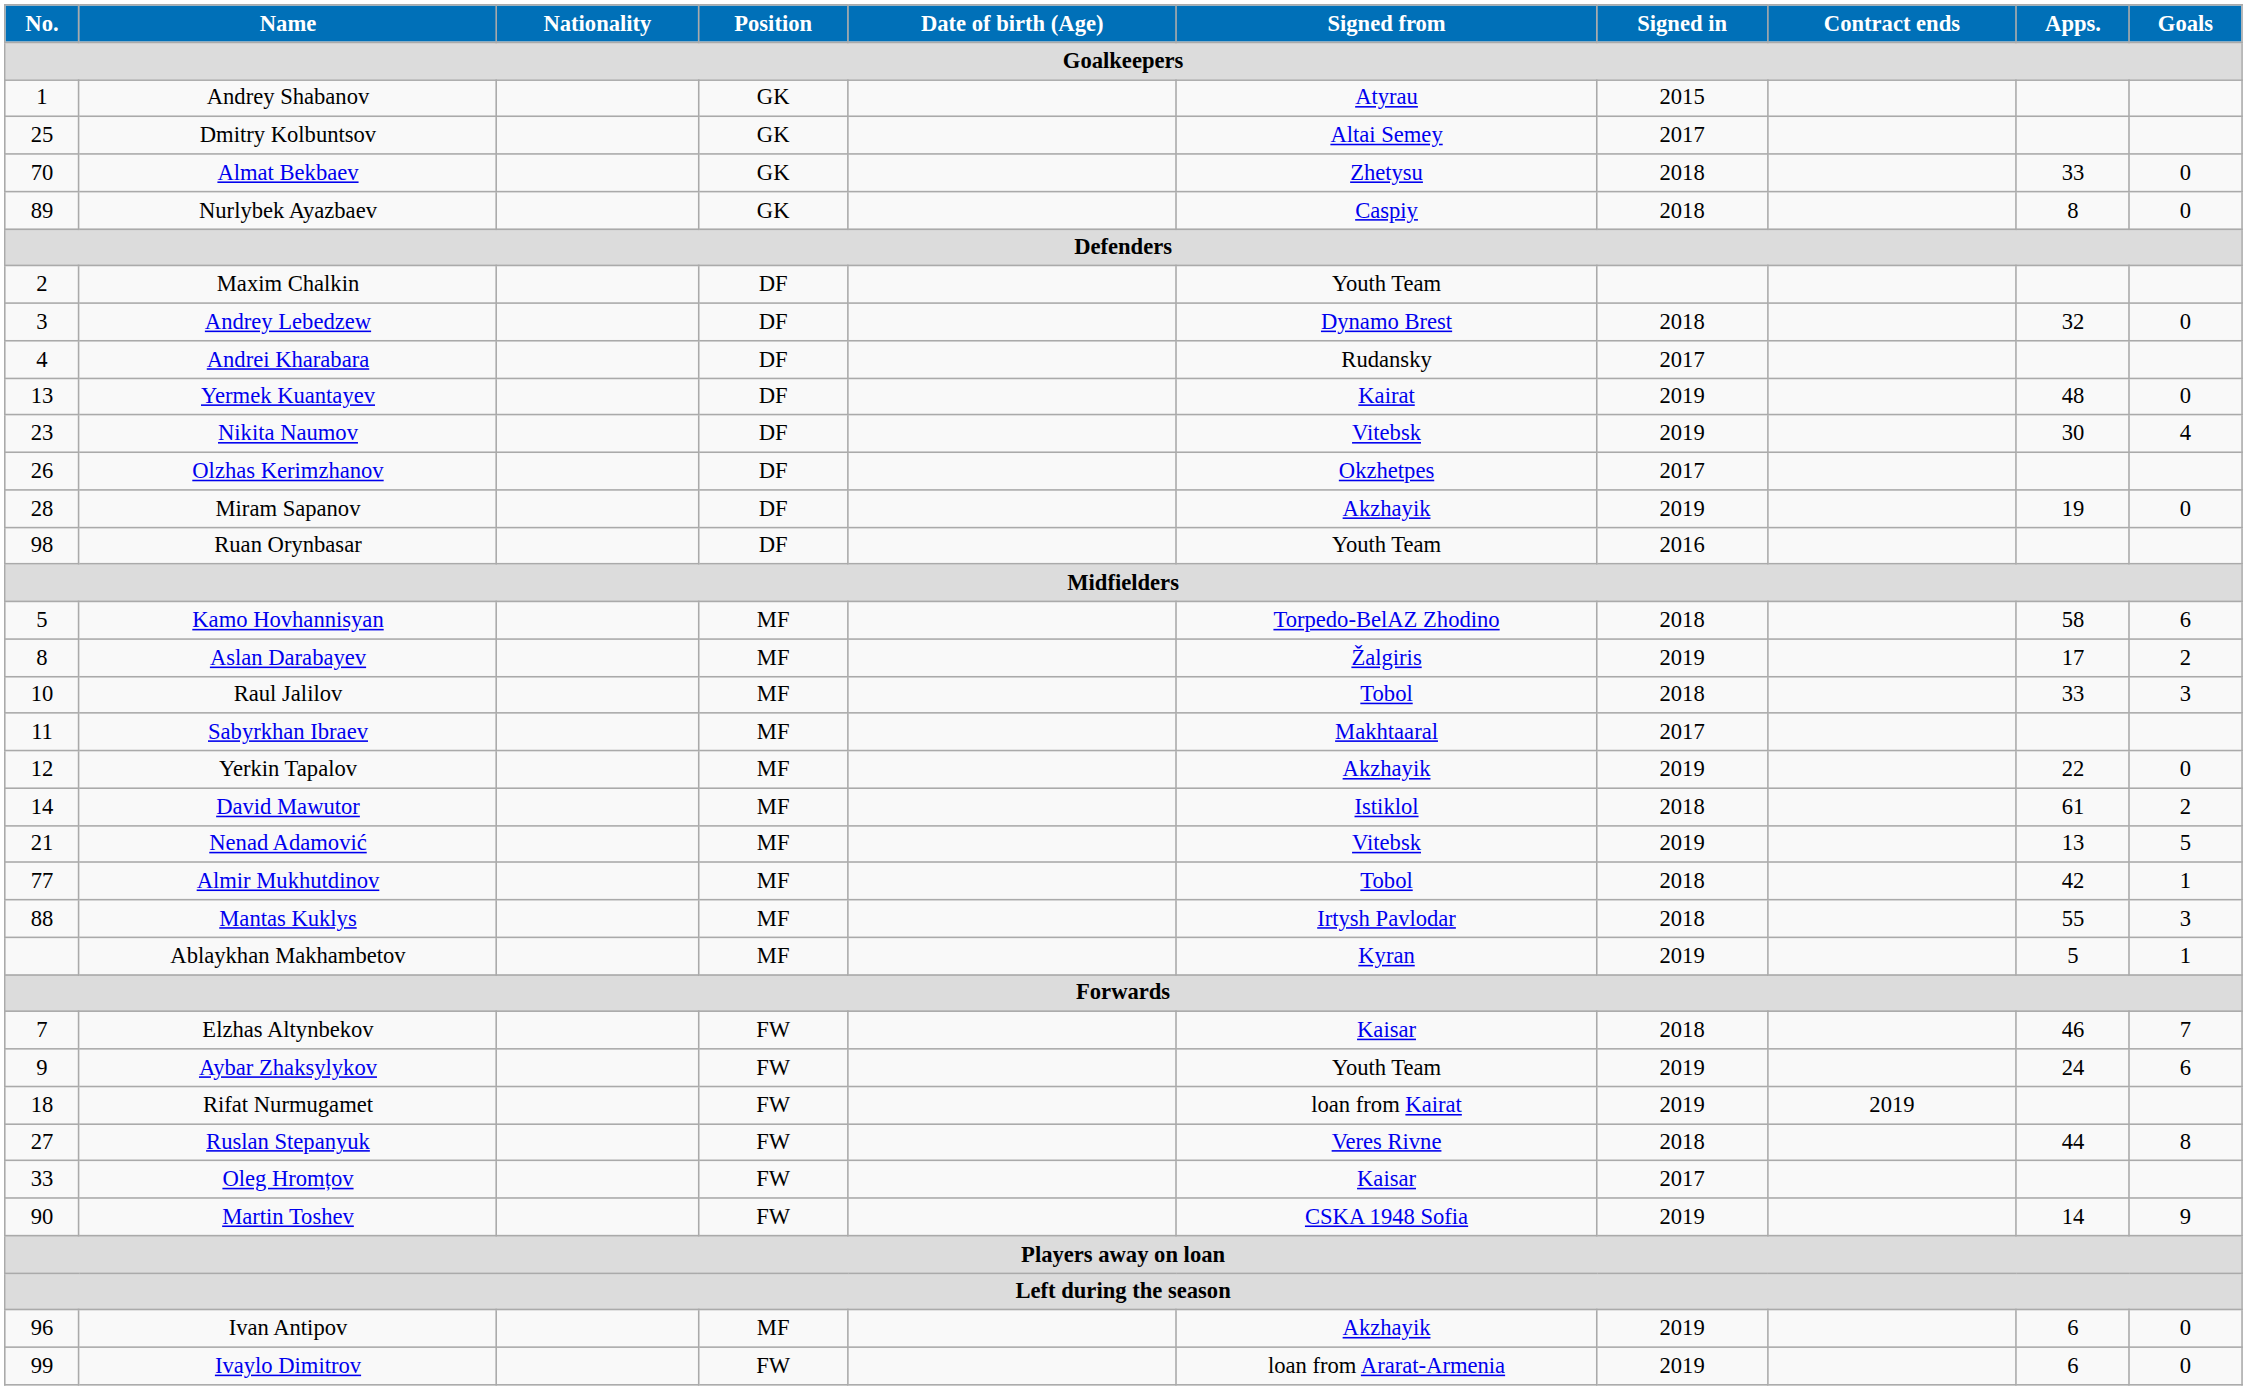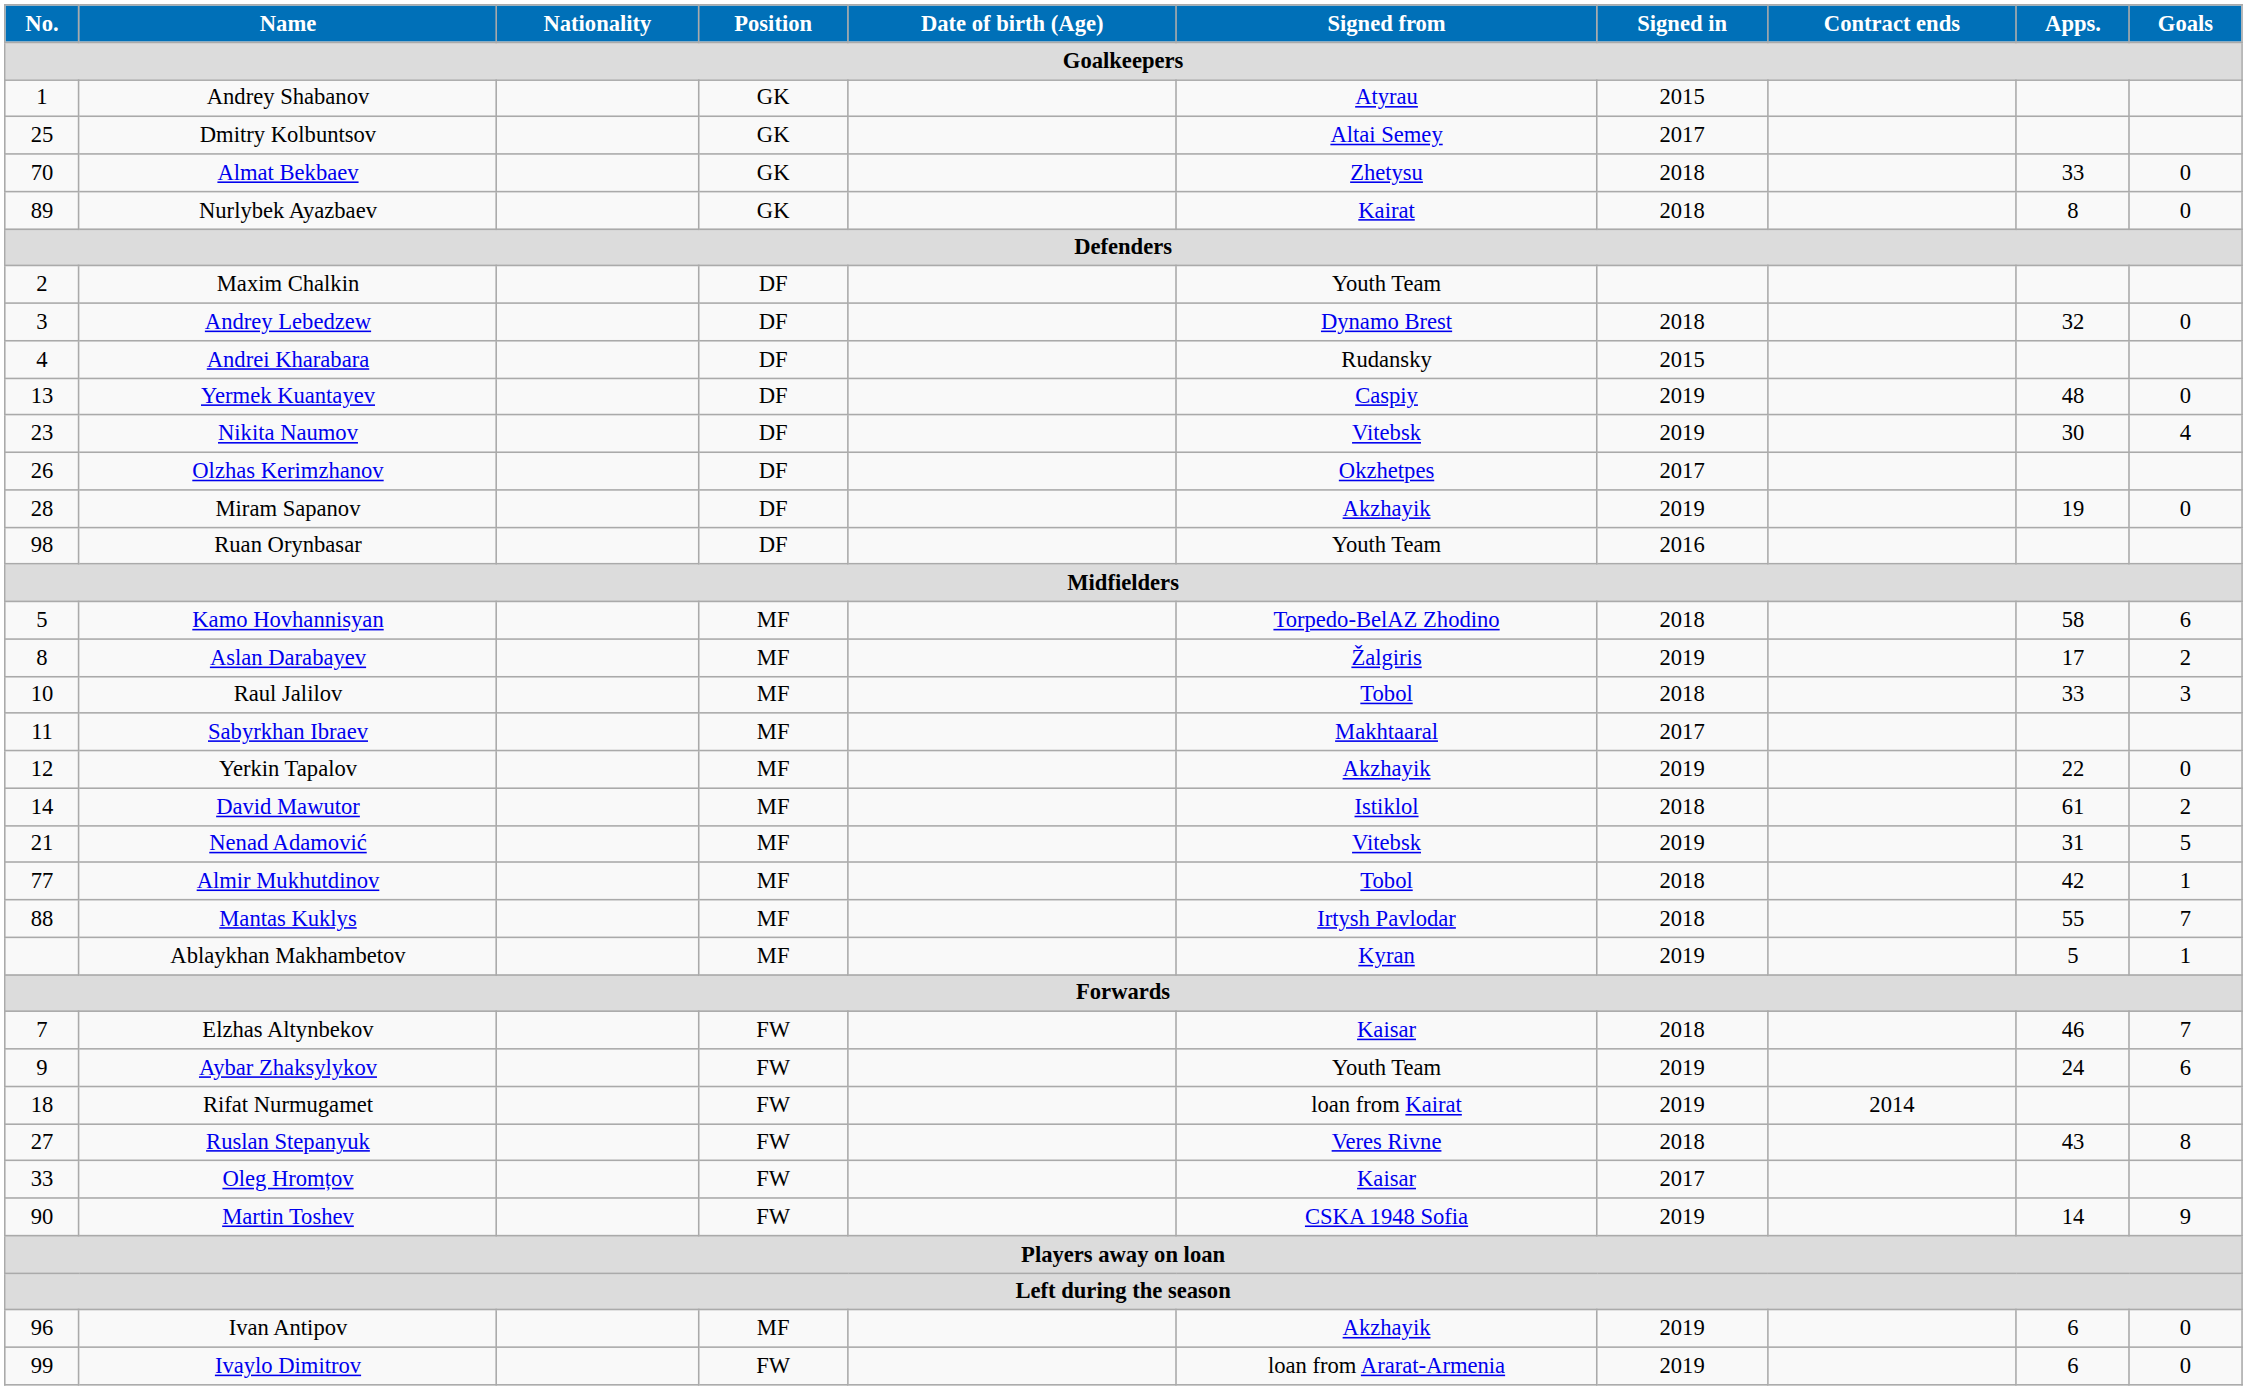(1387, 209) Caspiy -> (1387, 209) Kairat
(1682, 359) 2017 -> (1682, 359) 2015
(1387, 396) Kairat -> (1387, 396) Caspiy
(2073, 843) 13 -> (2073, 843) 31
(2185, 918) 3 -> (2185, 918) 7
(1892, 1104) 2019 -> (1892, 1104) 2014
(2073, 1142) 44 -> (2073, 1142) 43
